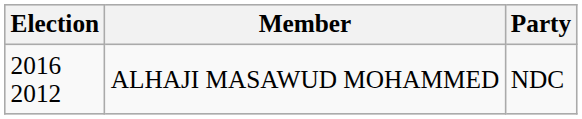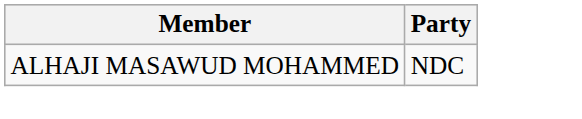- column: (55, 24)
